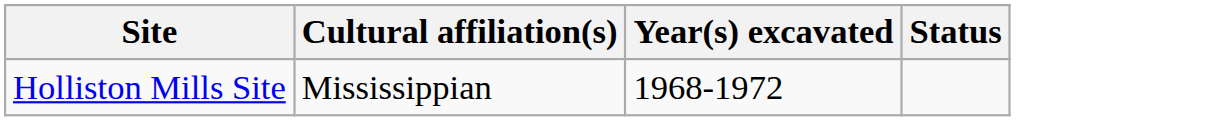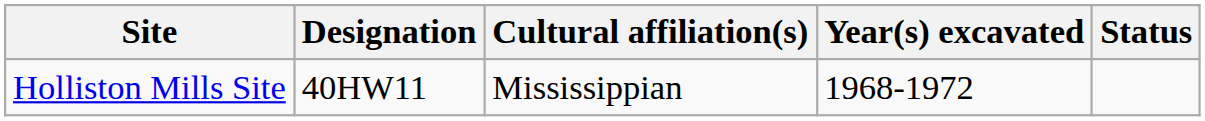+ column: (389, 31)
